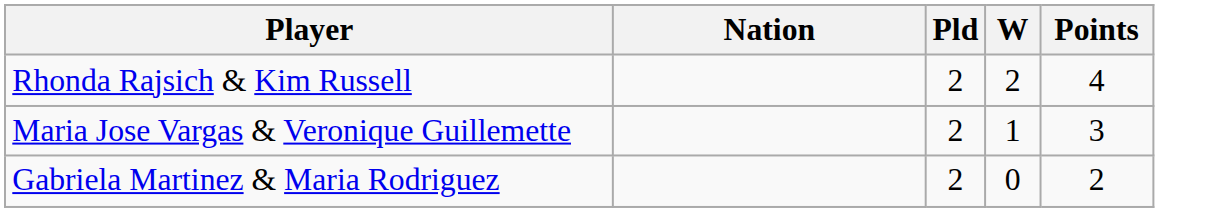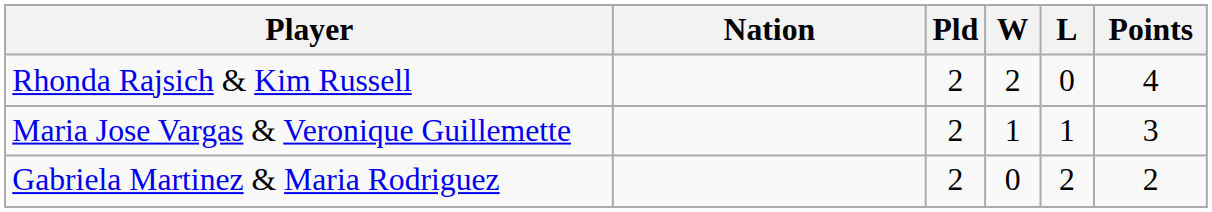+ column: (1067, 29)
